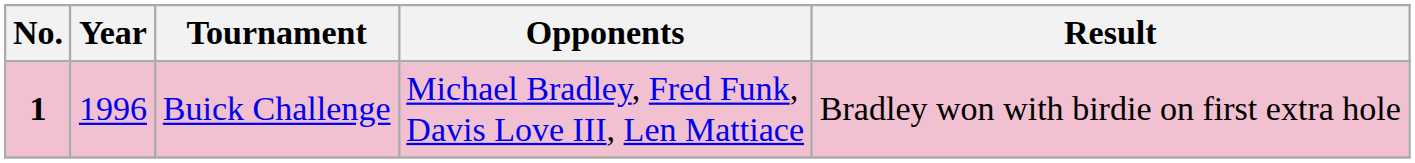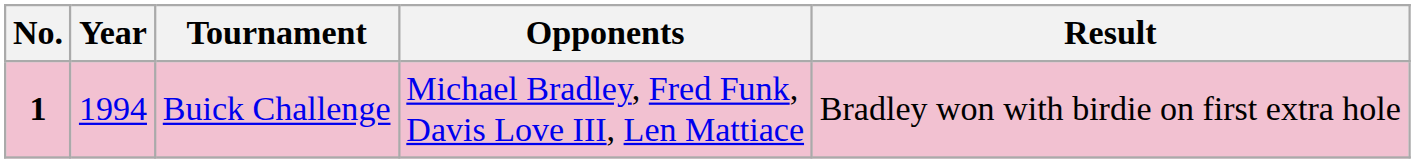(113, 109) 1996 -> (113, 109) 1994
